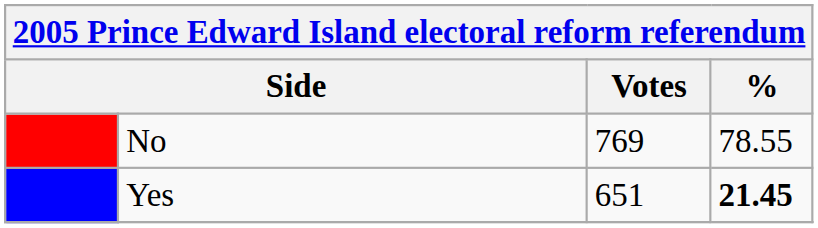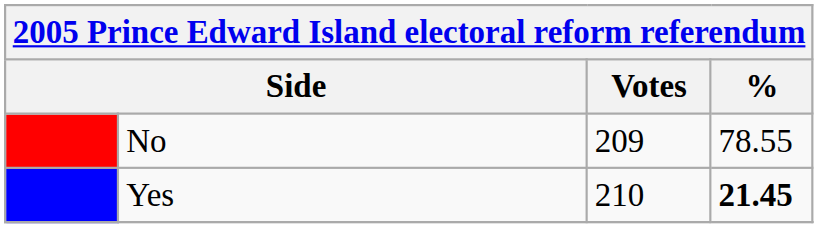(620, 140) 769 -> (620, 140) 209
(620, 195) 651 -> (620, 195) 210
